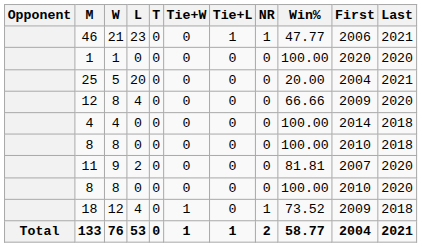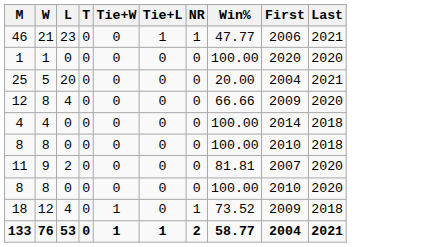- column: (40, 15)
